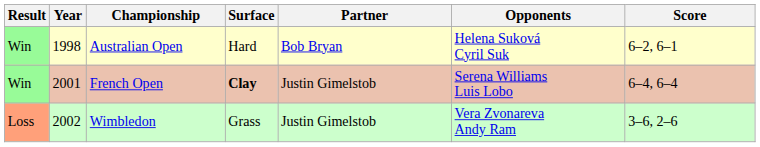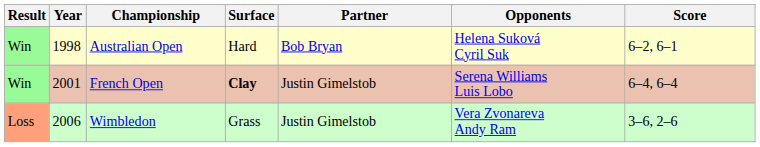(67, 122) 2002 -> (67, 122) 2006
